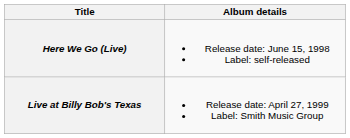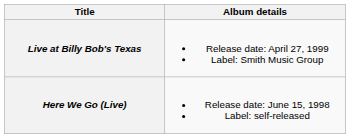rows swapped: (85, 48) <-> (85, 105)
